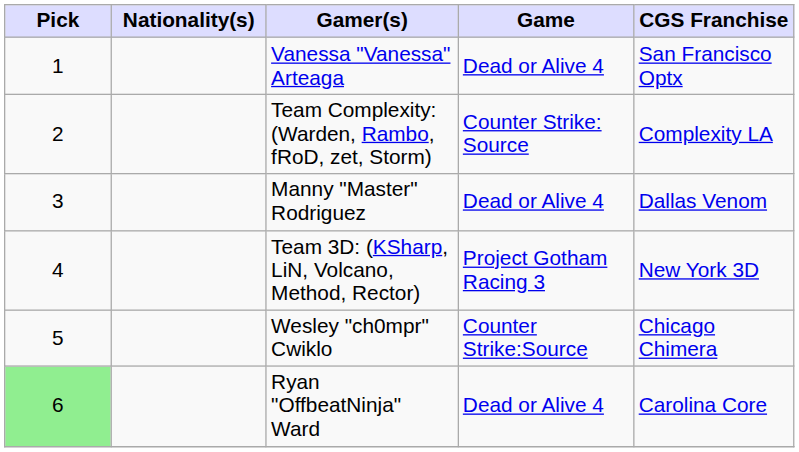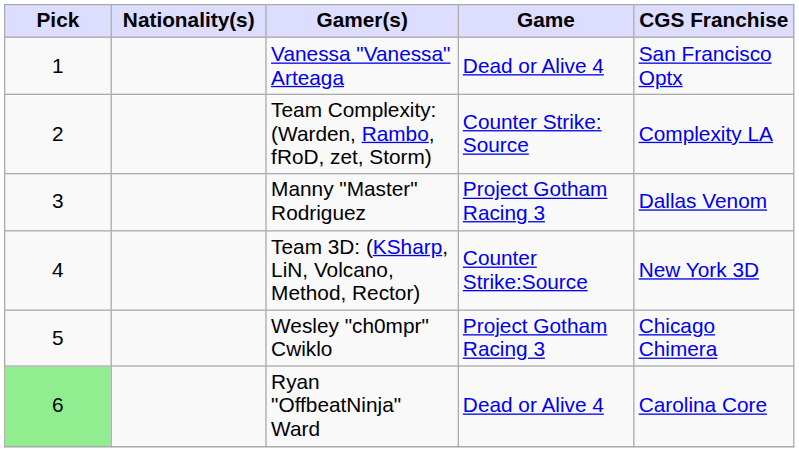(533, 201) Dead or Alive 4 -> (535, 201) Project Gotham Racing 3
(535, 269) Project Gotham Racing 3 -> (525, 269) Counter Strike:Source
(525, 338) Counter Strike:Source -> (535, 338) Project Gotham Racing 3
